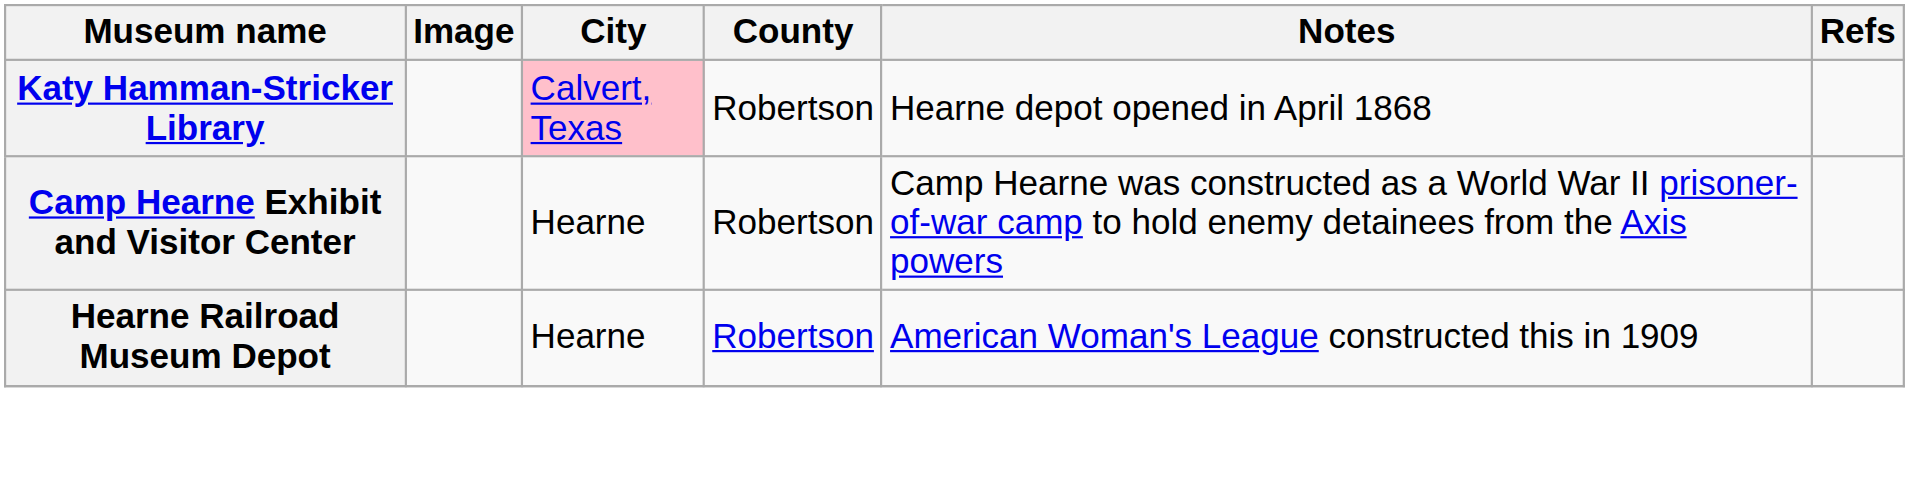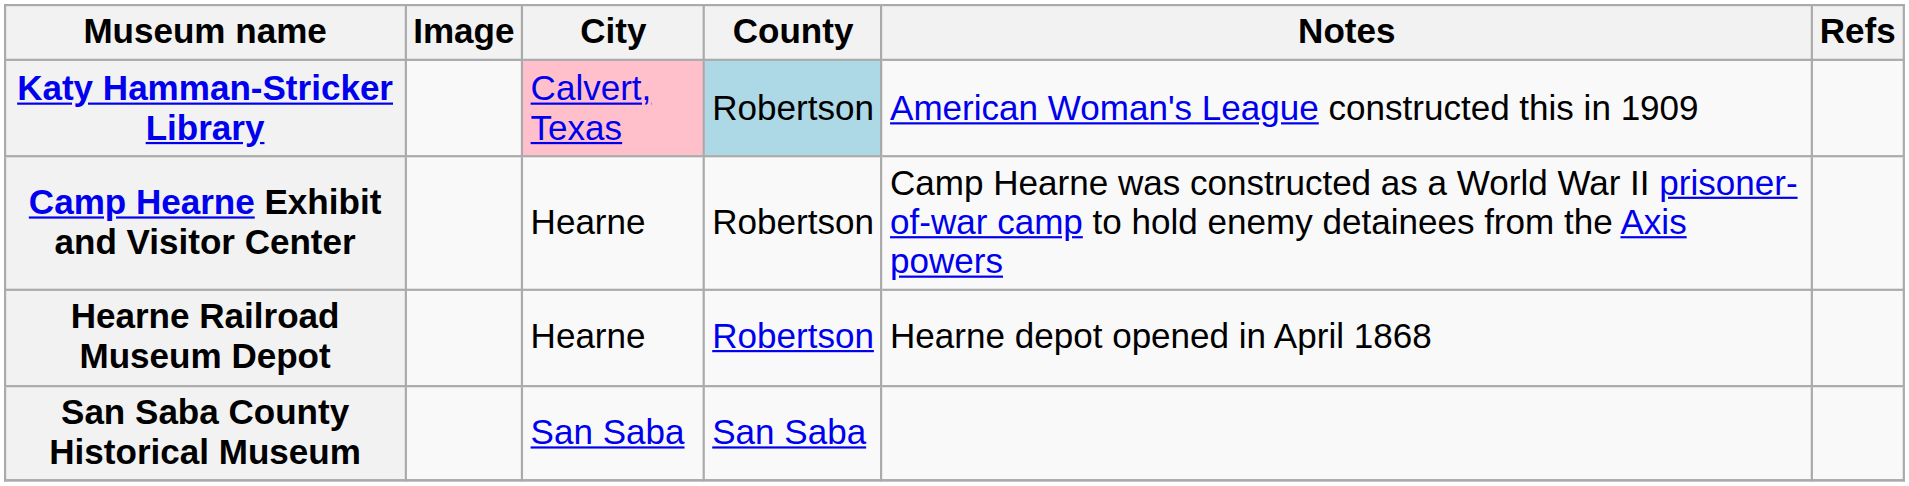(793, 107) no background -> (793, 107) lightblue background
(1161, 107) Hearne depot opened in April 1868 -> (1294, 107) American Woman's League constructed this in 1909
(1294, 336) American Woman's League constructed this in 1909 -> (1161, 336) Hearne depot opened in April 1868
+ row: (205, 431)
